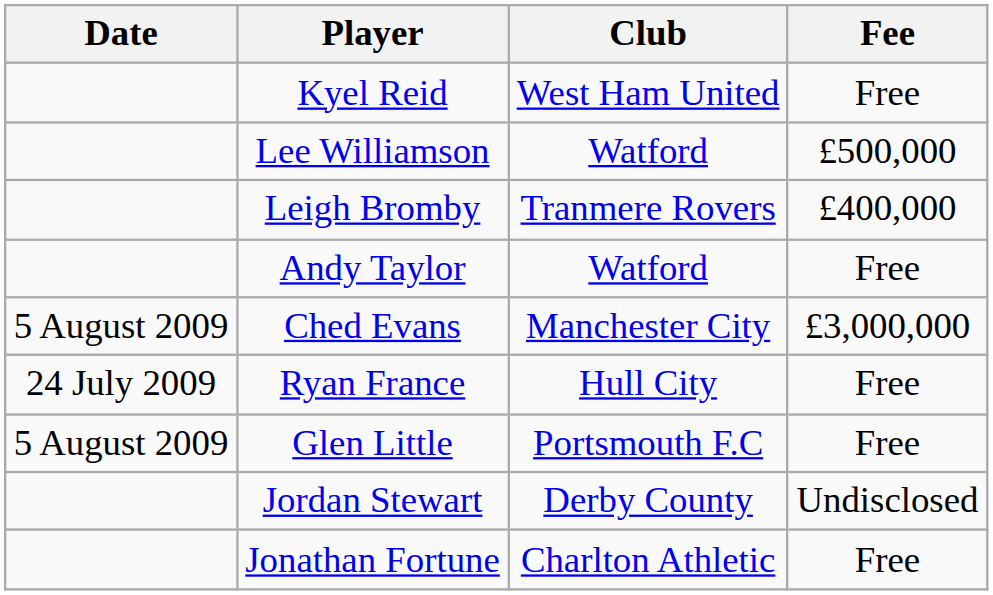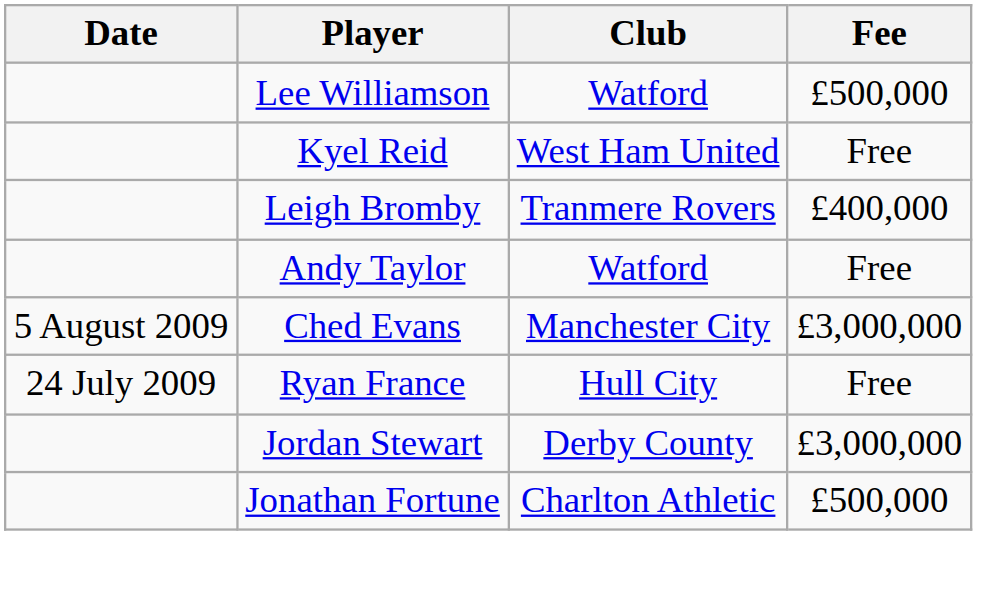rows swapped: (373, 150) <-> (373, 92)
- row: (373, 442)
(887, 500) Undisclosed -> (879, 442) £3,000,000
(887, 558) Free -> (879, 500) £500,000
